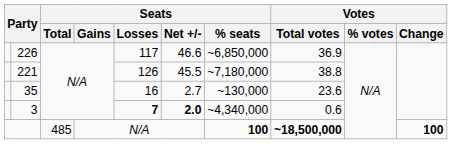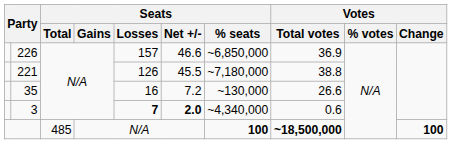(149, 53) 117 -> (148, 53) 157
(193, 91) 2.7 -> (193, 91) 7.2
(330, 91) 23.6 -> (330, 91) 26.6
